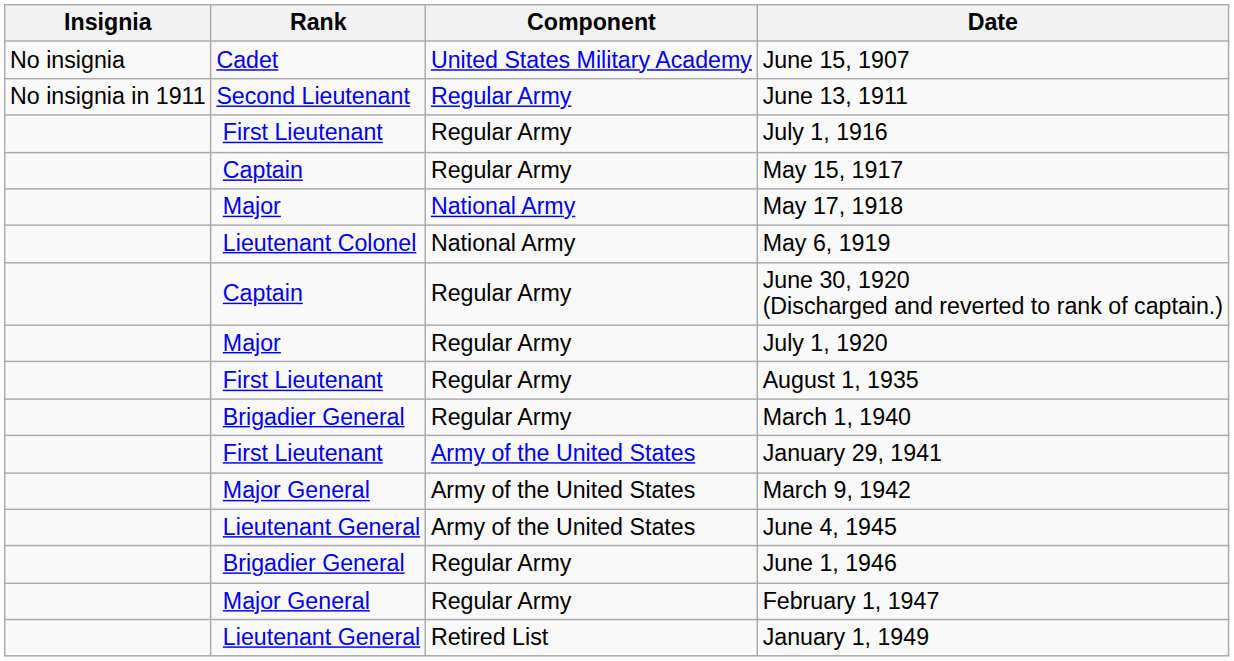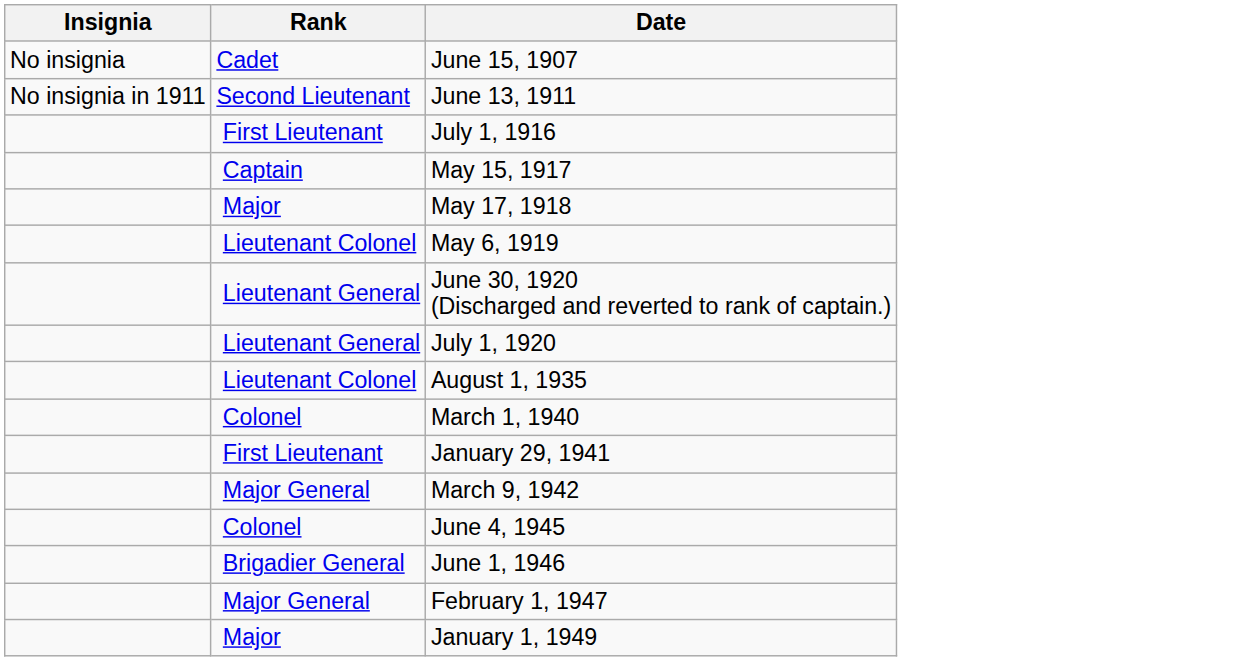- column: (591, 22)
(260, 293) Captain -> (318, 293) Lieutenant General
(249, 343) Major -> (318, 343) Lieutenant General
(300, 380) First Lieutenant -> (316, 380) Lieutenant Colonel
(311, 416) Brigadier General -> (259, 416) Colonel
(318, 527) Lieutenant General -> (259, 527) Colonel
(318, 637) Lieutenant General -> (249, 637) Major
